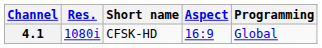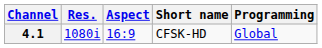columns swapped: (207, 14) <-> (143, 14)
